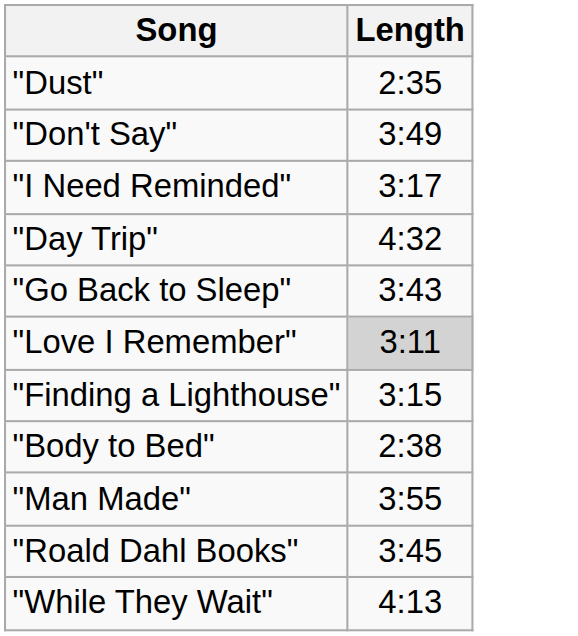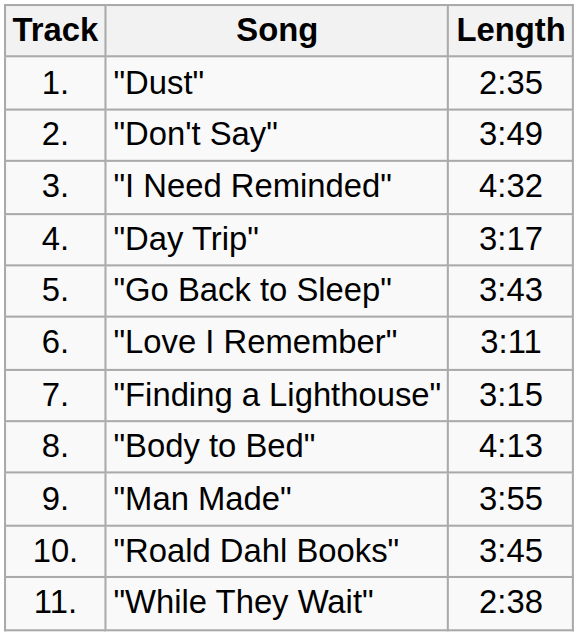+ column: (55, 30)
(410, 186) 3:17 -> (511, 186) 4:32
(410, 238) 4:32 -> (511, 238) 3:17
(410, 342) lightgrey background -> (511, 342) no background
(410, 446) 2:38 -> (511, 446) 4:13
(410, 602) 4:13 -> (511, 602) 2:38
